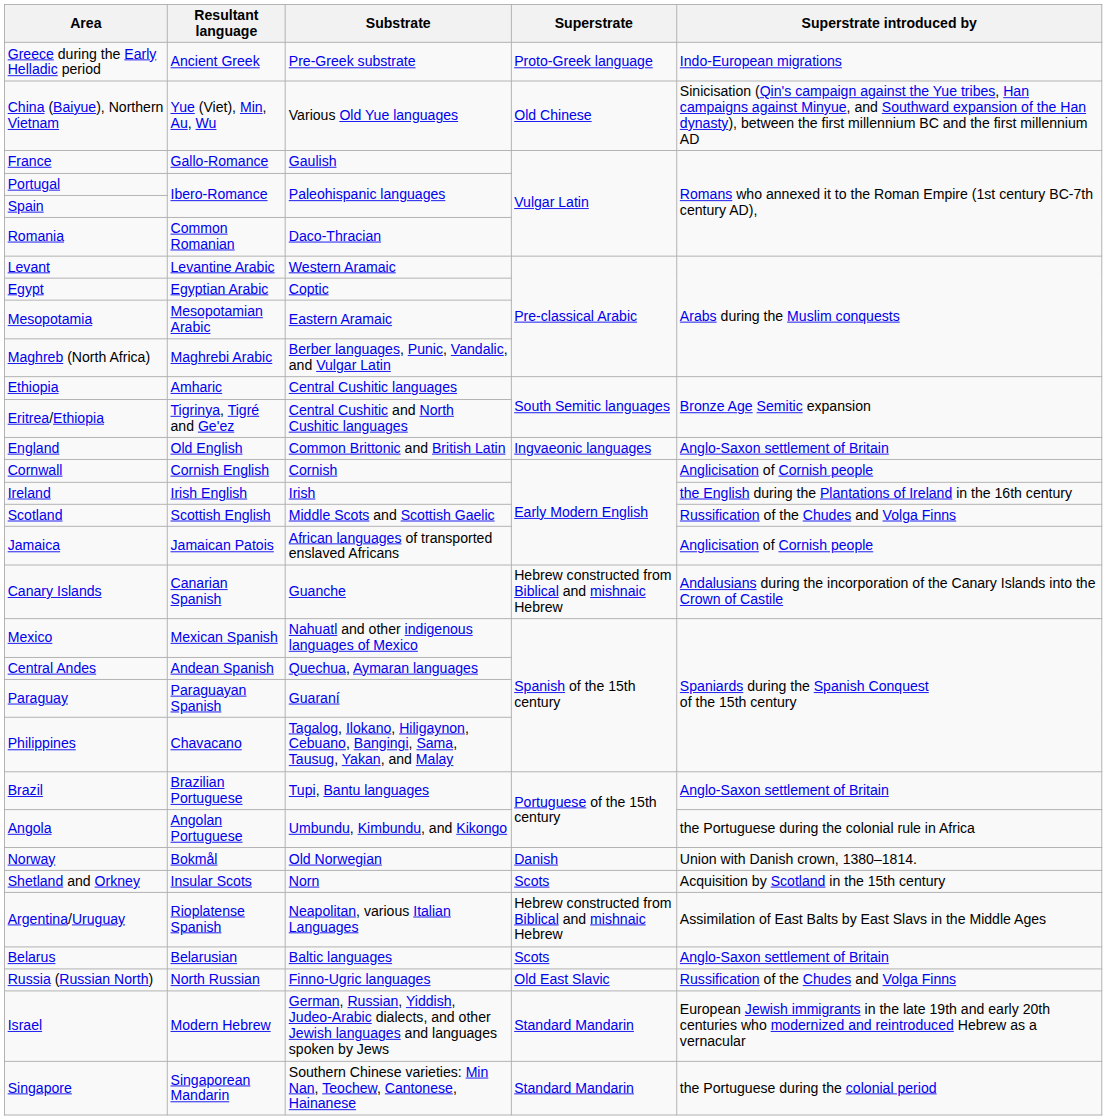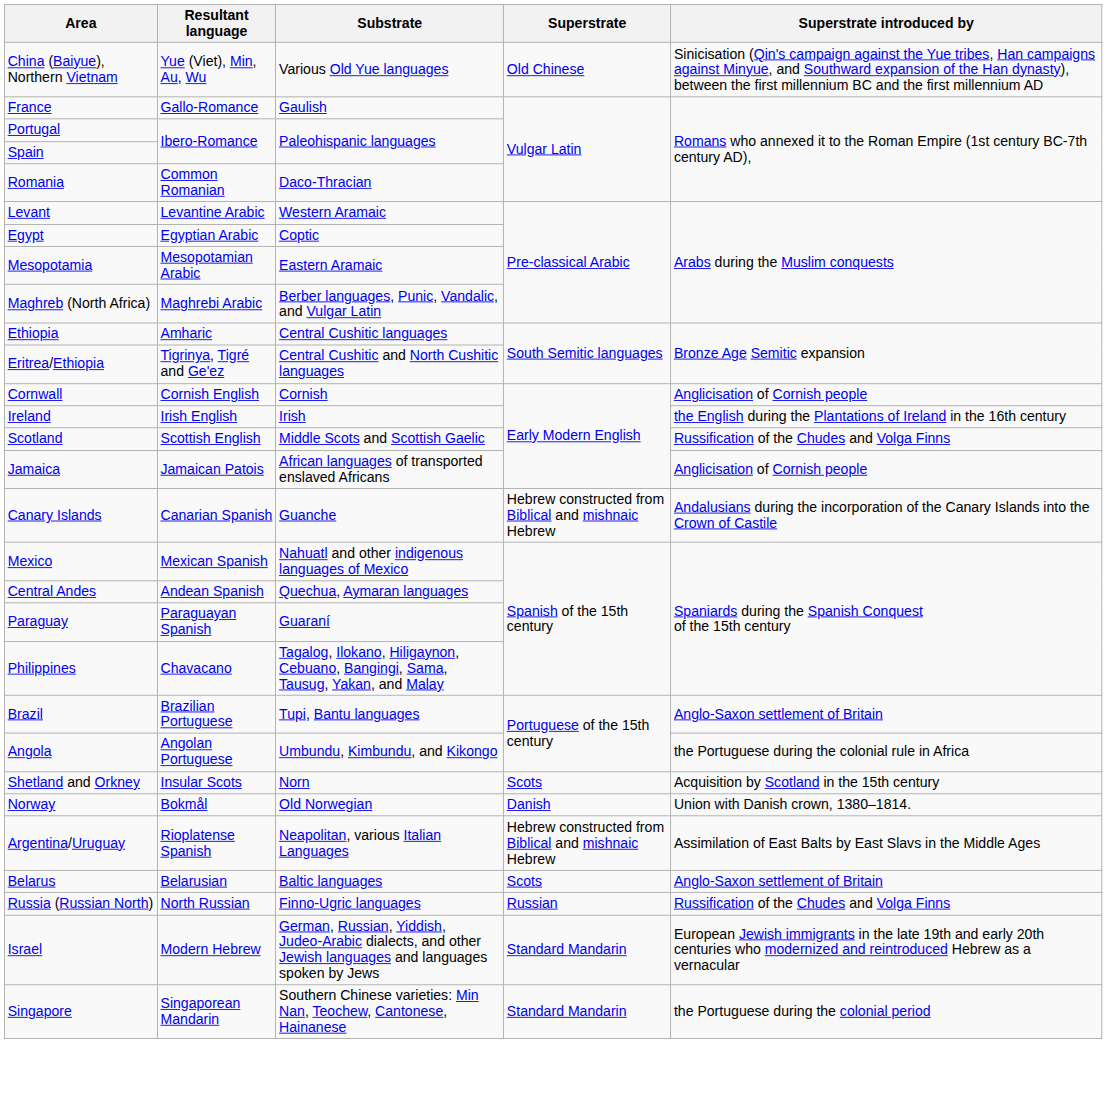- row: (82, 61)
- row: (34, 448)
rows swapped: (74, 881) <-> (32, 859)
(562, 980) Old East Slavic -> (532, 903) Russian
